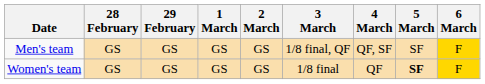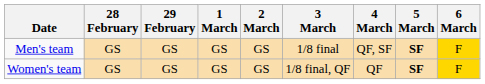(318, 48) 1/8 final, QF -> (318, 48) 1/8 final
(416, 48) normal -> (416, 48) bold
(318, 68) 1/8 final -> (318, 68) 1/8 final, QF
